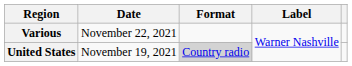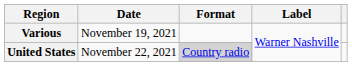(129, 33) November 22, 2021 -> (129, 33) November 19, 2021
(129, 52) November 19, 2021 -> (129, 52) November 22, 2021
